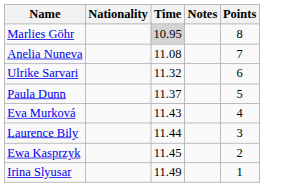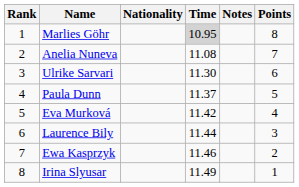+ column: (22, 14)
(168, 73) 11.32 -> (203, 73) 11.30
(168, 113) 11.43 -> (203, 113) 11.42
(168, 152) 11.45 -> (203, 152) 11.46
